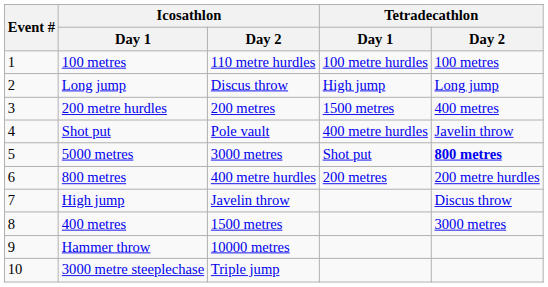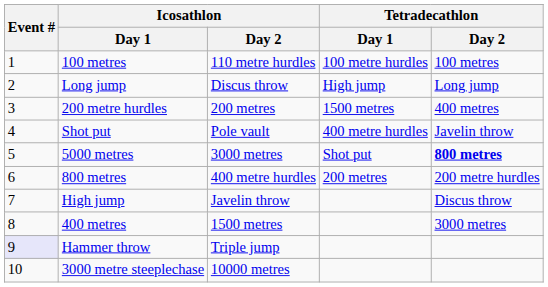(11, 246) no background -> (11, 246) lavender background
(250, 246) 10000 metres -> (245, 246) Triple jump
(245, 270) Triple jump -> (250, 270) 10000 metres
